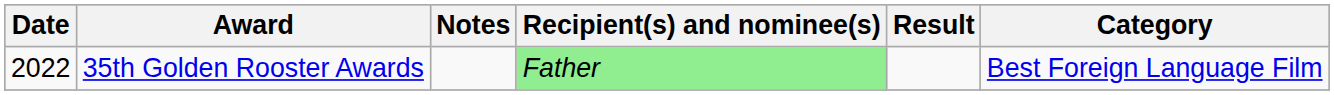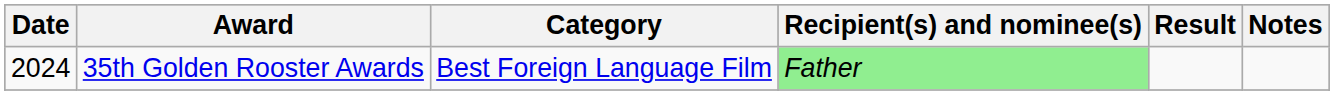columns swapped: (1155, 25) <-> (473, 25)
(41, 68) 2022 -> (41, 68) 2024
